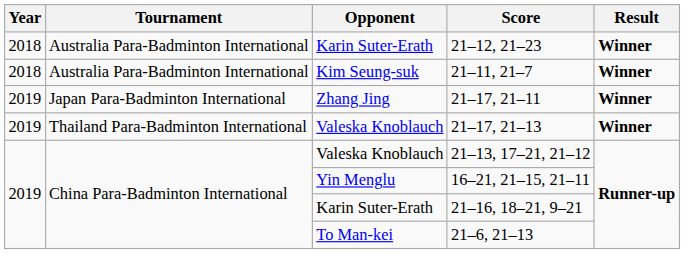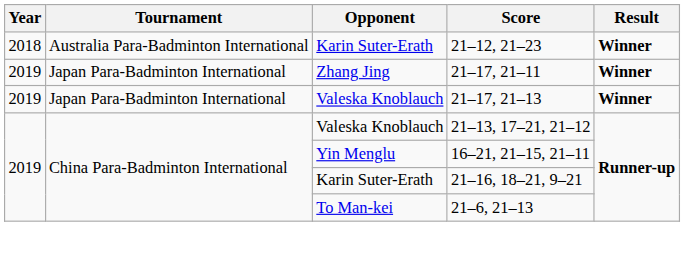- row: (492, 72)
(178, 126) Thailand Para-Badminton International -> (167, 99) Japan Para-Badminton International
